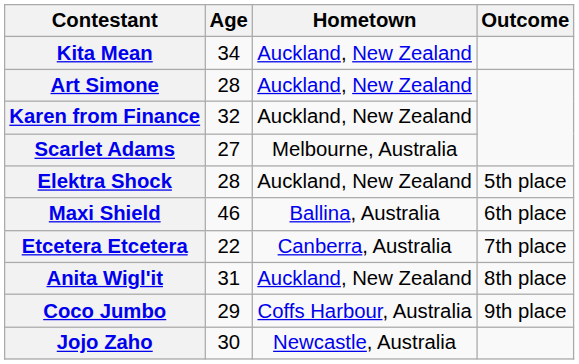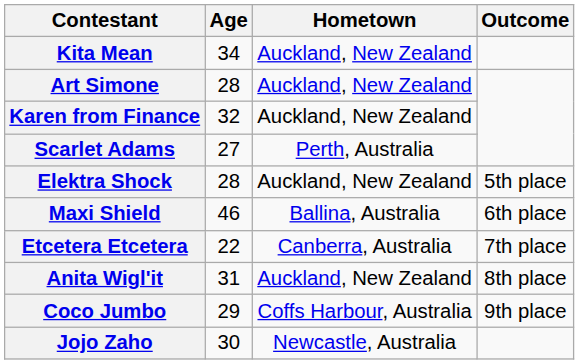(365, 149) Melbourne, Australia -> (365, 149) Perth, Australia
